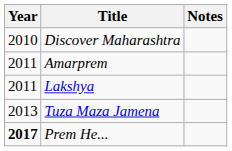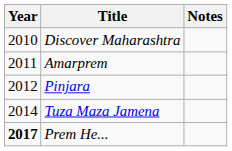- row: (69, 87)
+ row: (67, 87)
(23, 110) 2013 -> (23, 110) 2014
